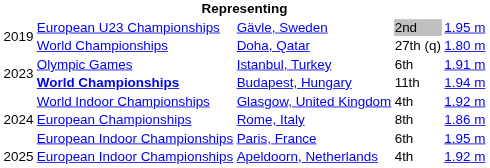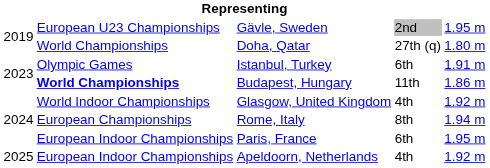(465, 83) 1.94 m -> (465, 83) 1.86 m
(465, 120) 1.86 m -> (465, 120) 1.94 m
